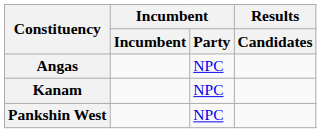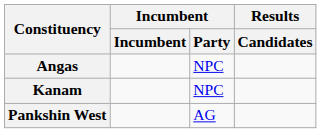(208, 115) NPC -> (205, 115) AG
